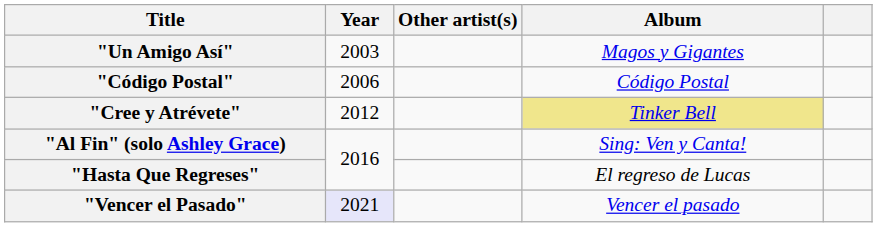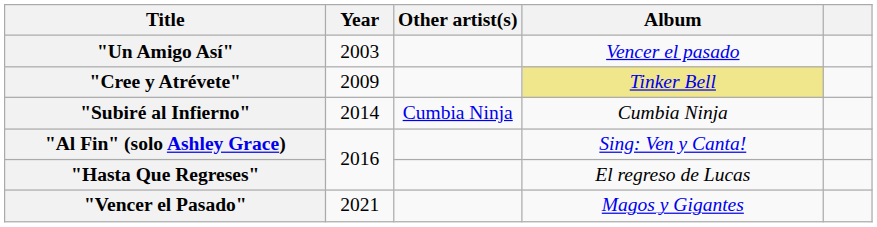(673, 50) Magos y Gigantes -> (673, 50) Vencer el pasado
- row: (165, 81)
(360, 112) 2012 -> (360, 81) 2009
+ row: (165, 112)
(360, 205) lavender background -> (360, 205) no background
(673, 205) Vencer el pasado -> (673, 205) Magos y Gigantes
